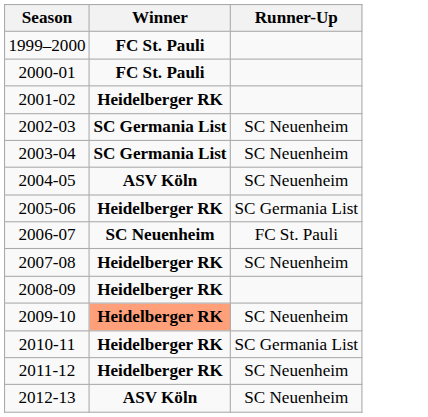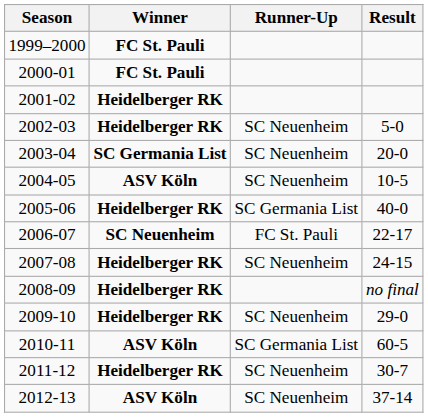+ column: (392, 18)
(160, 126) SC Germania List -> (160, 126) Heidelberger RK
(160, 316) lightsalmon background -> (160, 316) no background
(160, 343) Heidelberger RK -> (160, 343) ASV Köln
